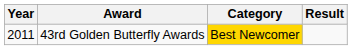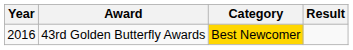(21, 34) 2011 -> (21, 34) 2016
